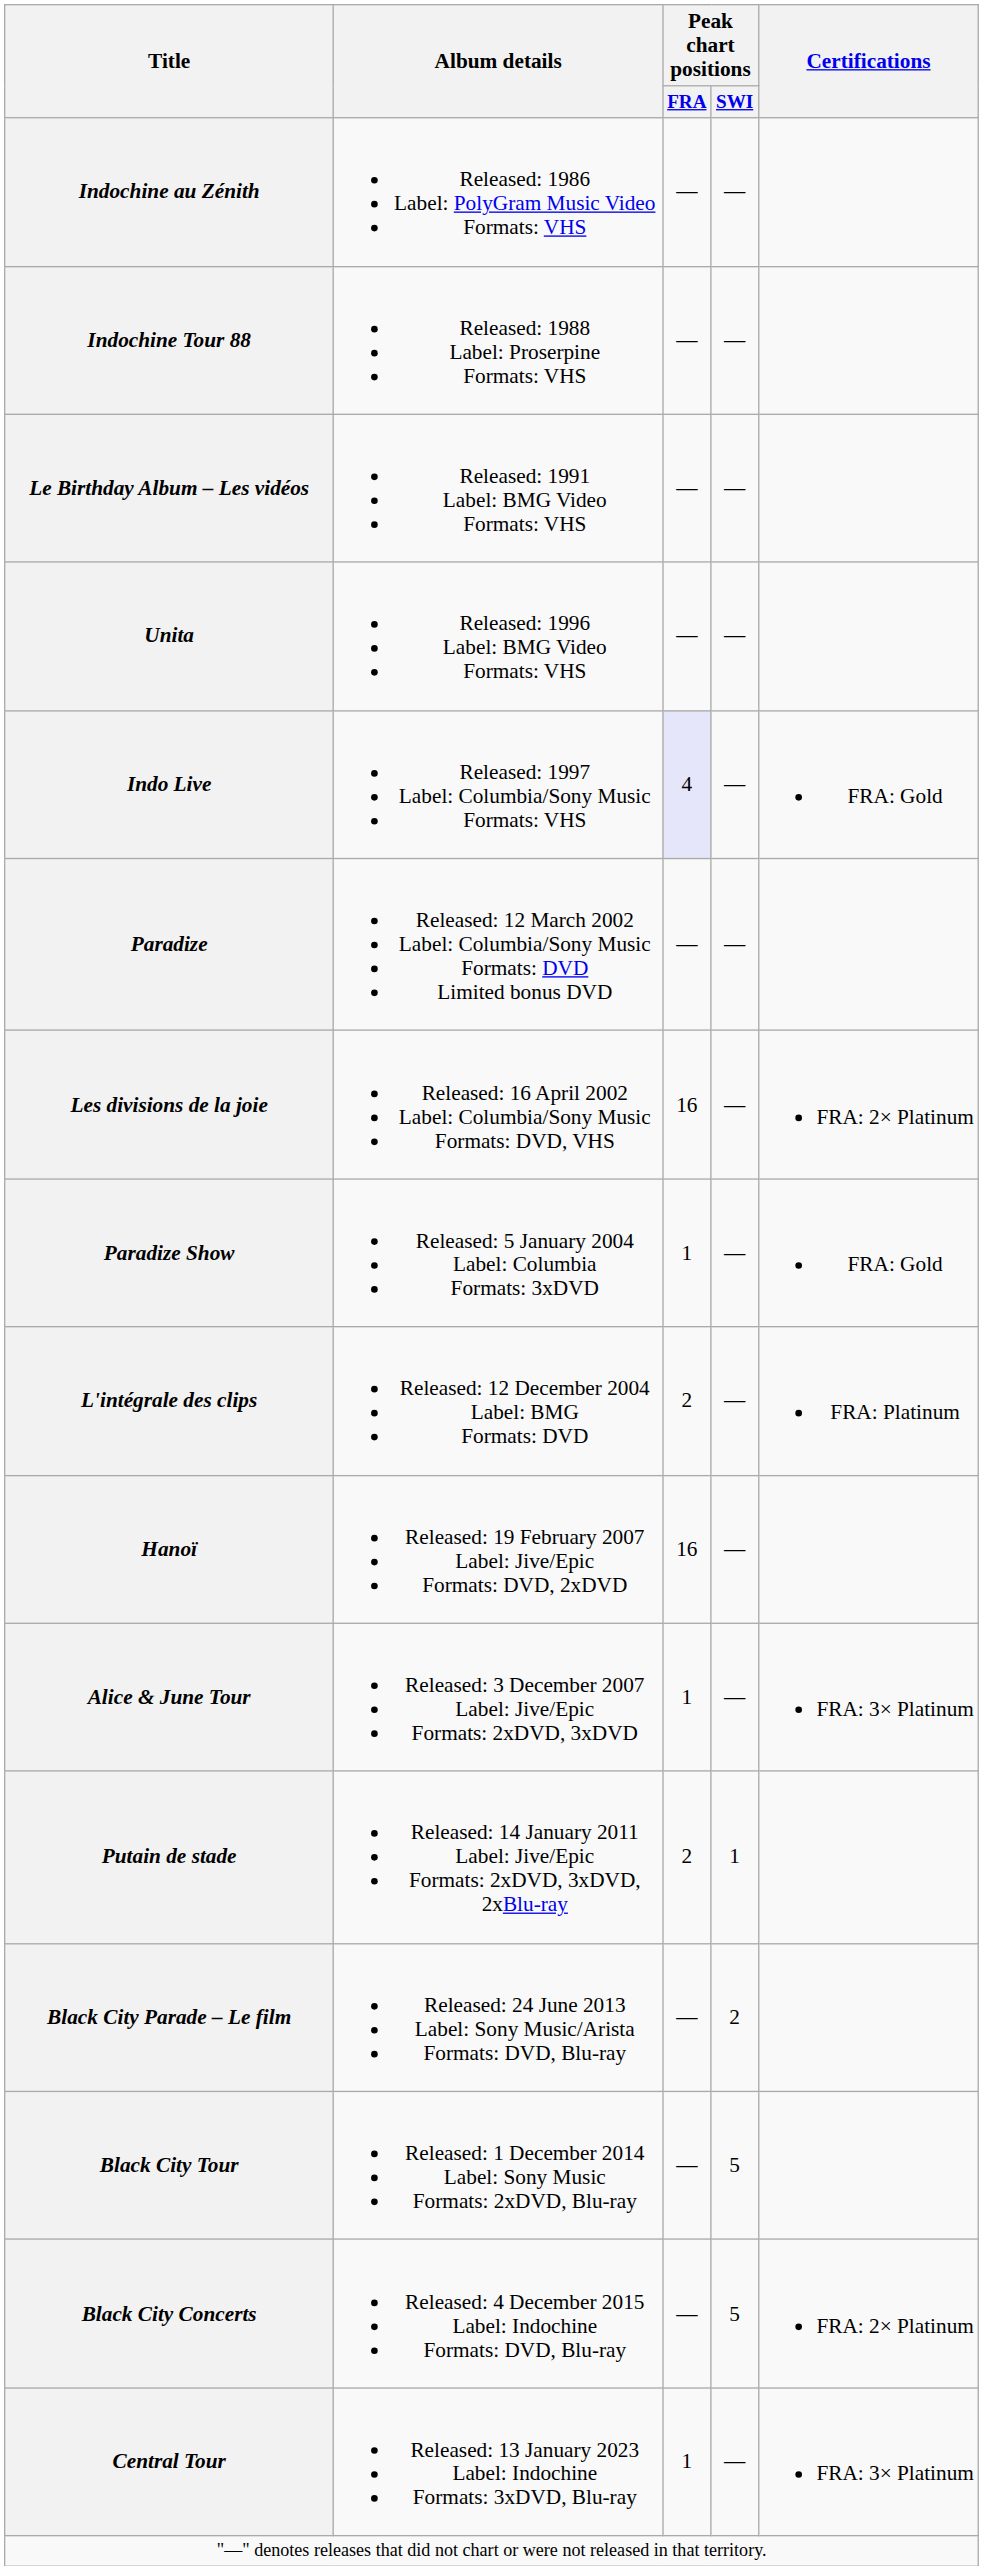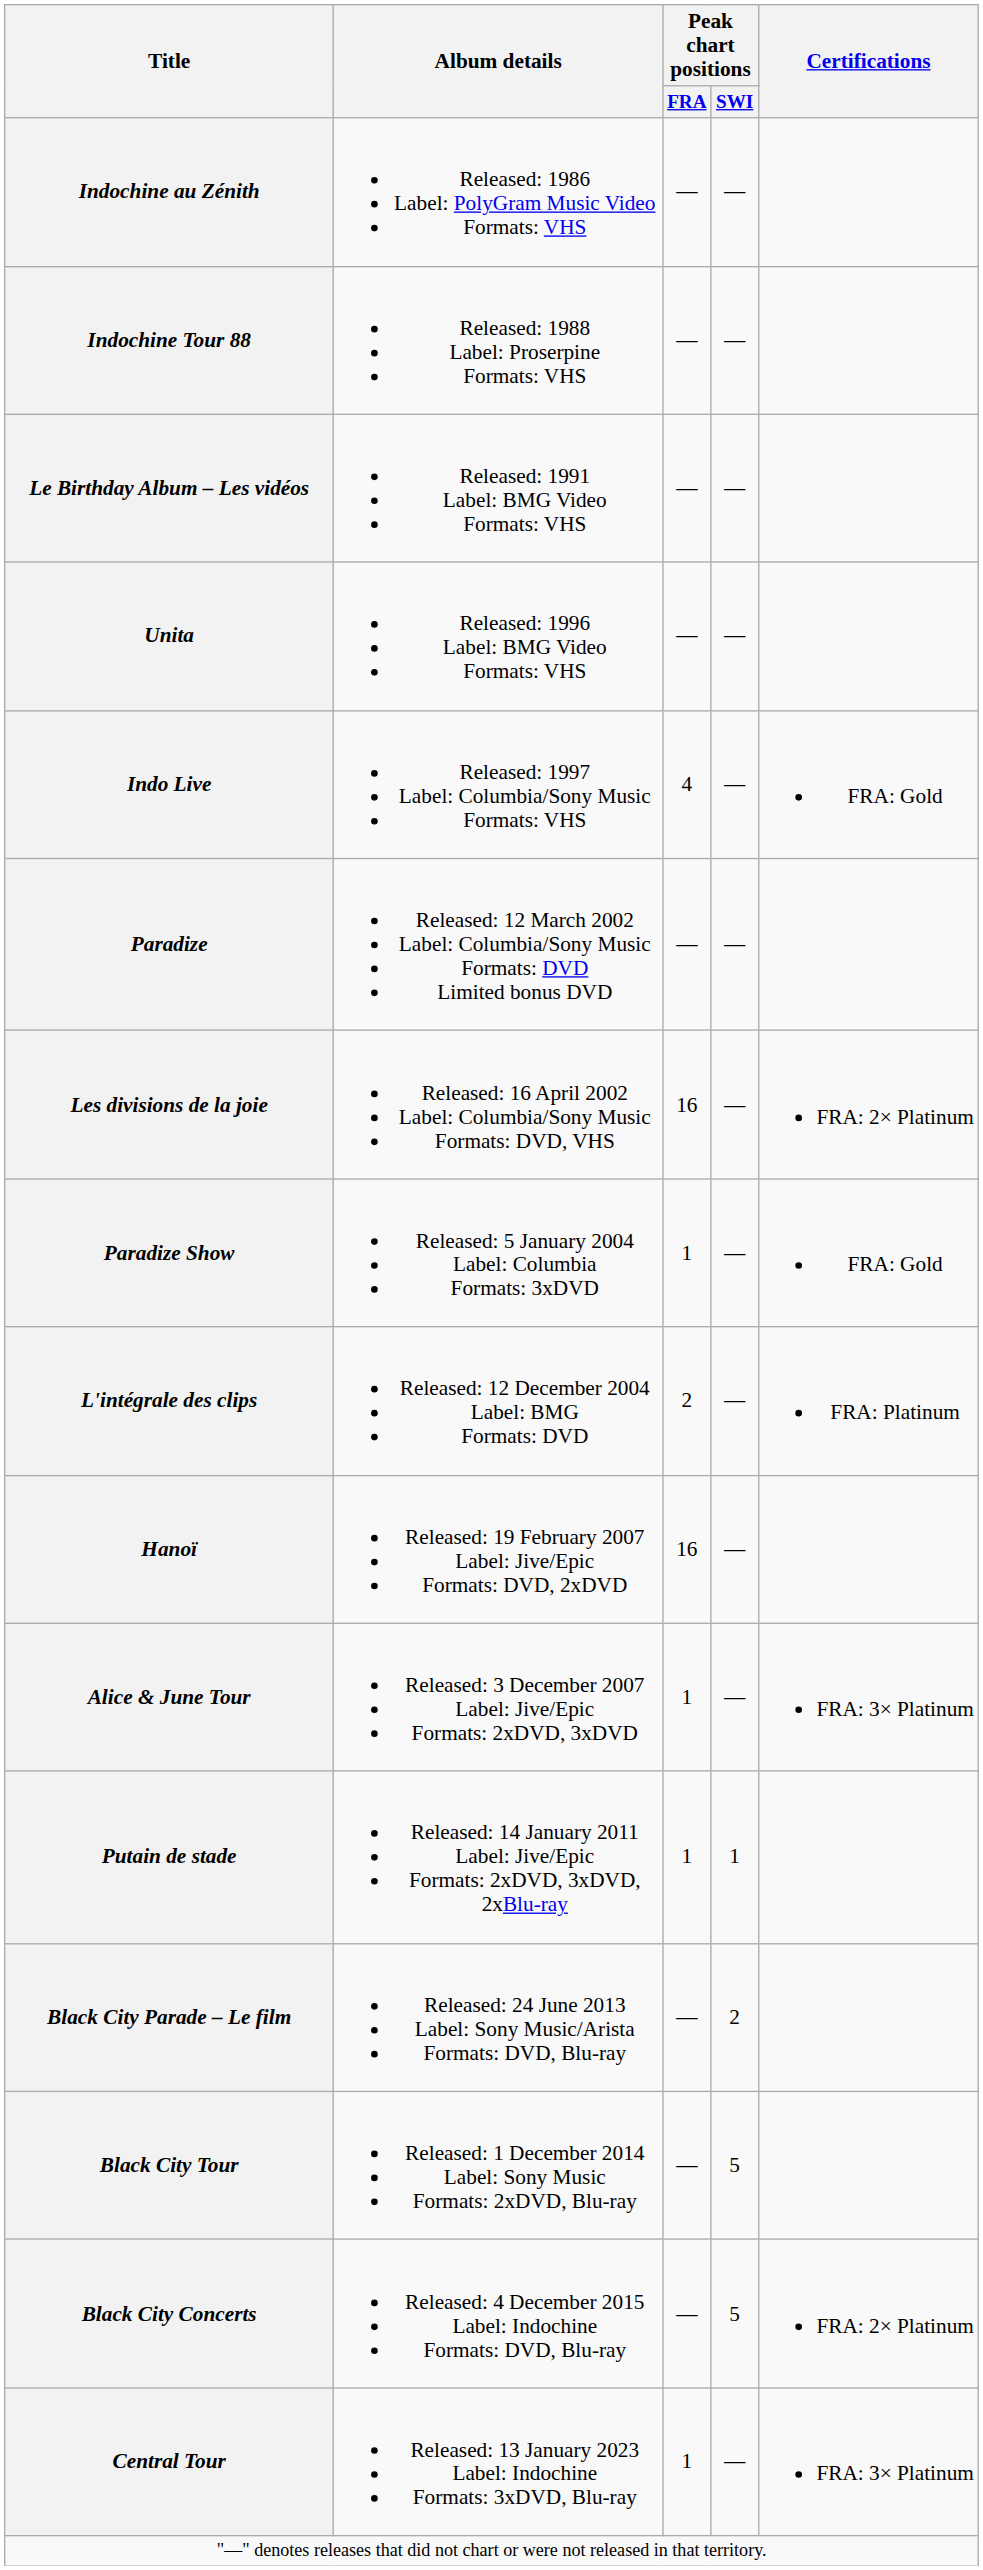(687, 784) lavender background -> (687, 784) no background
(687, 1857) 2 -> (687, 1857) 1
